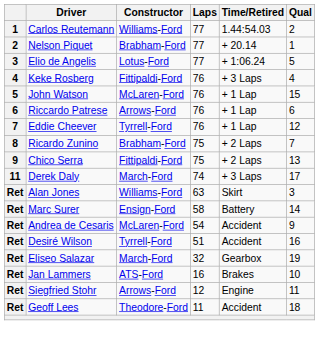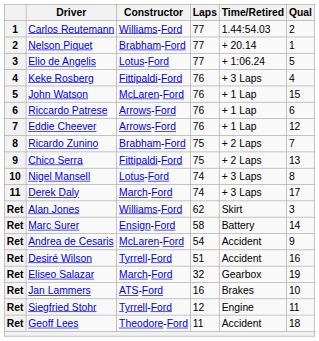(145, 127) Tyrrell-Ford -> (148, 127) Arrows-Ford
+ row: (59, 176)
(199, 193) 63 -> (199, 209) 62
(148, 291) Arrows-Ford -> (145, 307) Tyrrell-Ford
